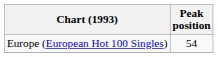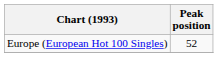(192, 43) 54 -> (192, 43) 52
